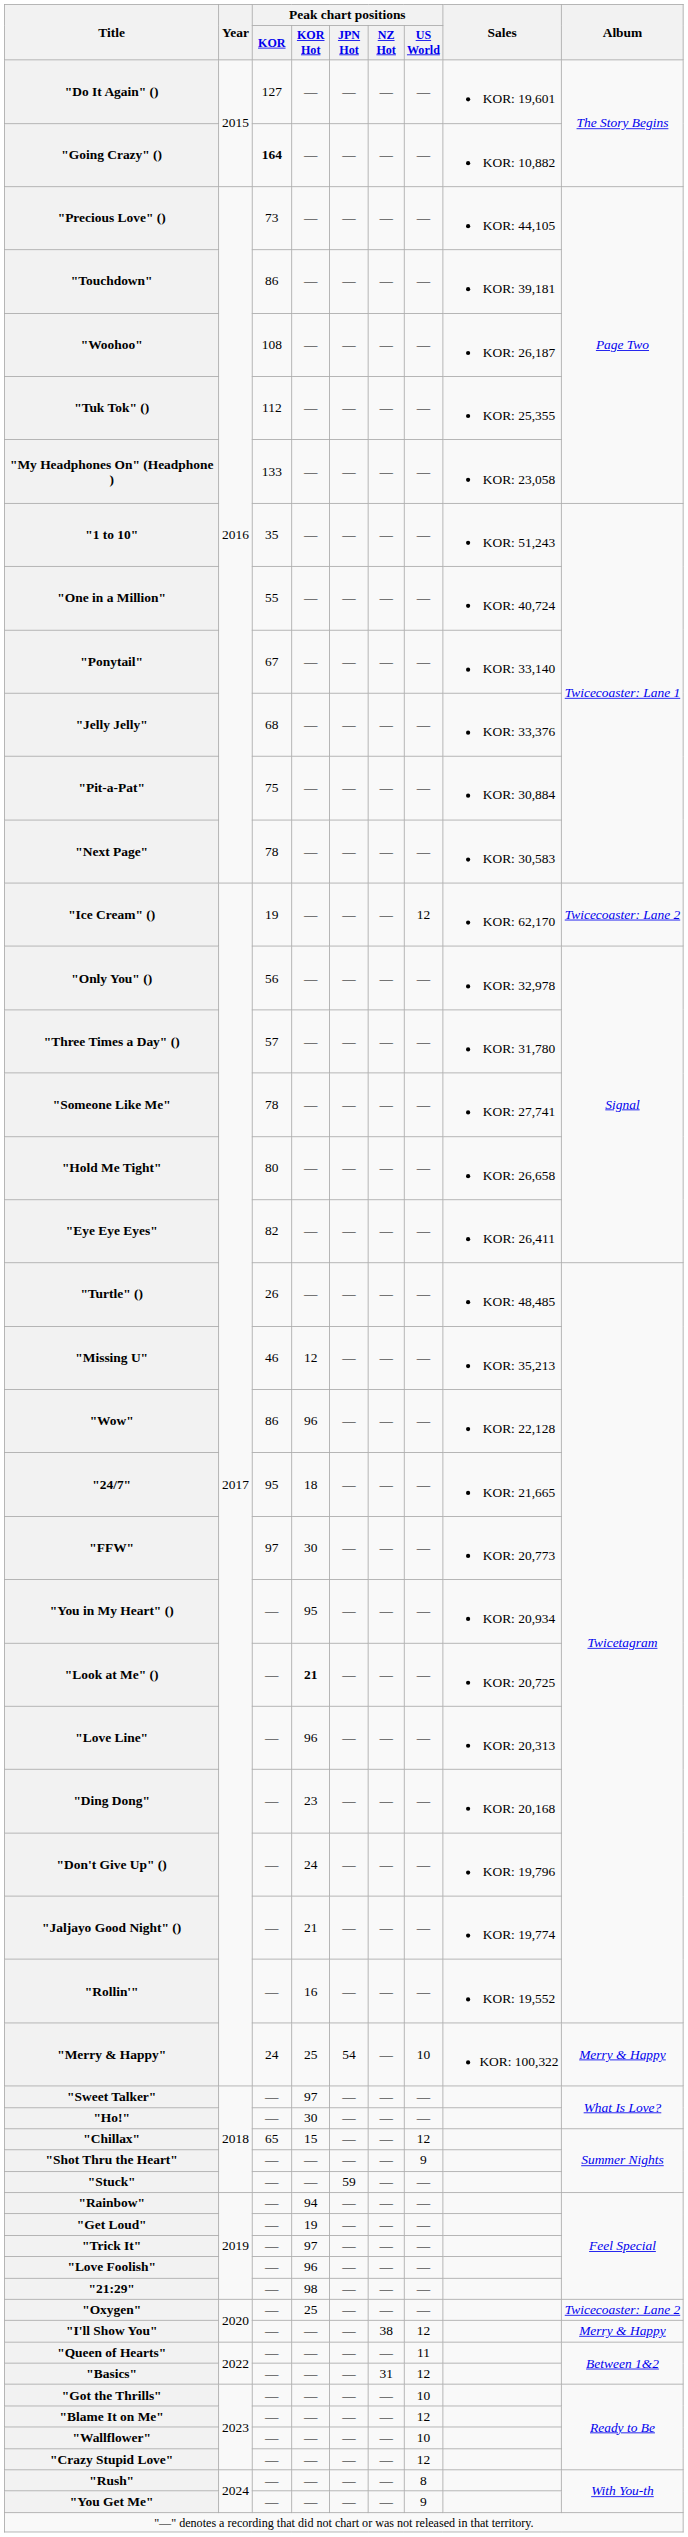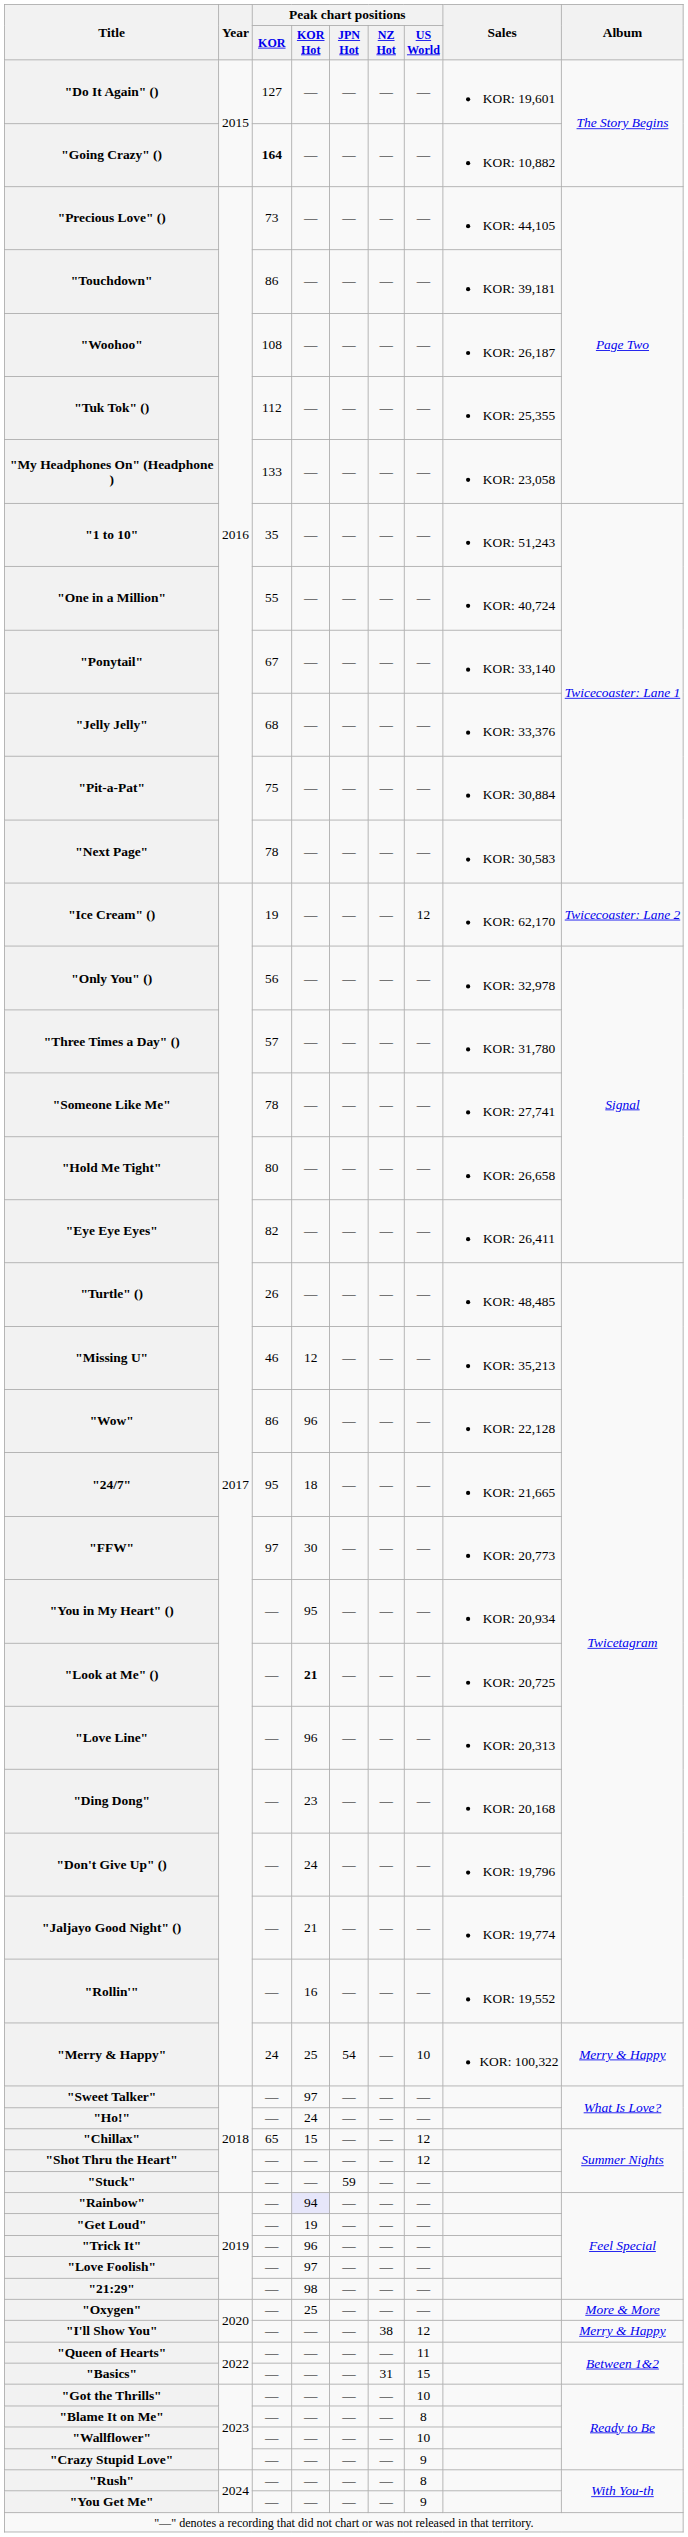(311, 2118) 30 -> (311, 2118) 24
(423, 2160) 9 -> (423, 2160) 12
(311, 2203) no background -> (311, 2203) lavender background
(311, 2245) 97 -> (311, 2245) 96
(311, 2267) 96 -> (311, 2267) 97
(622, 2309) Twicecoaster: Lane 2 -> (622, 2309) More & More
(423, 2373) 12 -> (423, 2373) 15
(423, 2416) 12 -> (423, 2416) 8
(423, 2459) 12 -> (423, 2459) 9
